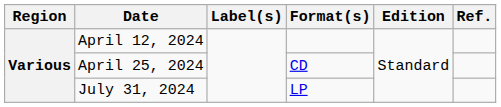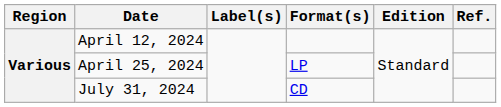(299, 65) CD -> (299, 65) LP
(299, 90) LP -> (299, 90) CD
